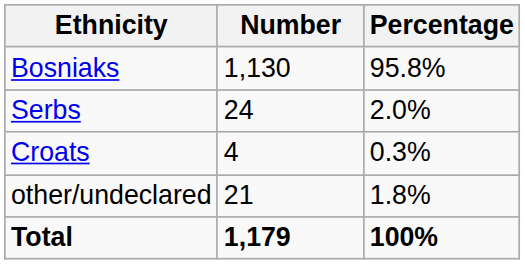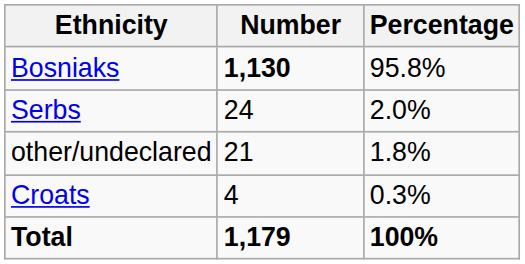(257, 68) normal -> (257, 68) bold
rows swapped: (50, 152) <-> (111, 195)
